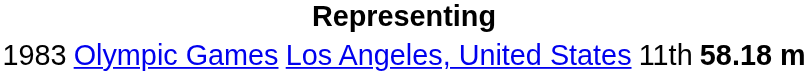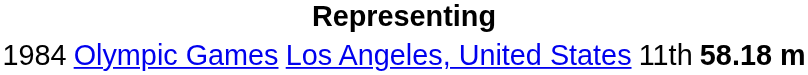(34, 55) 1983 -> (34, 55) 1984
